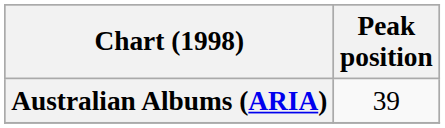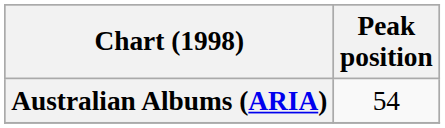(386, 100) 39 -> (386, 100) 54
